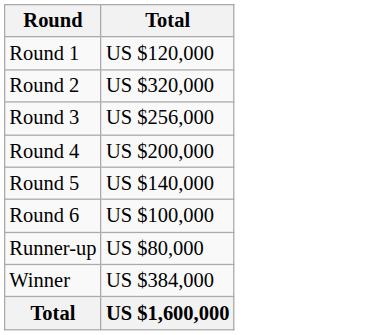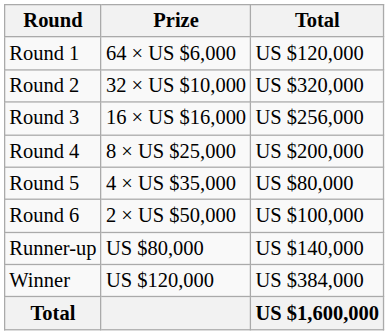+ column: (176, 20)
(160, 183) US $140,000 -> (304, 183) US $80,000
(155, 248) US $80,000 -> (310, 248) US $140,000
